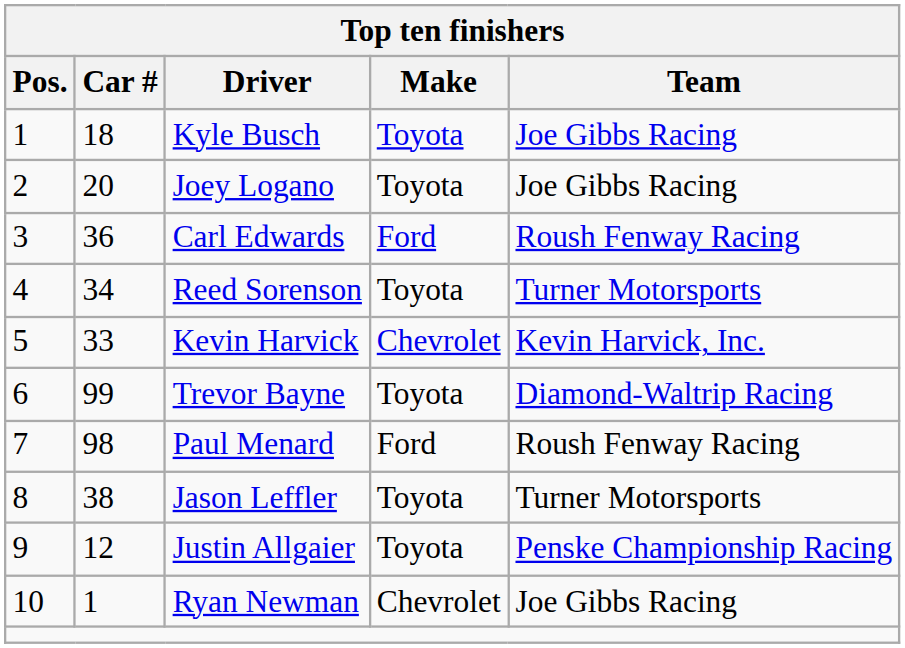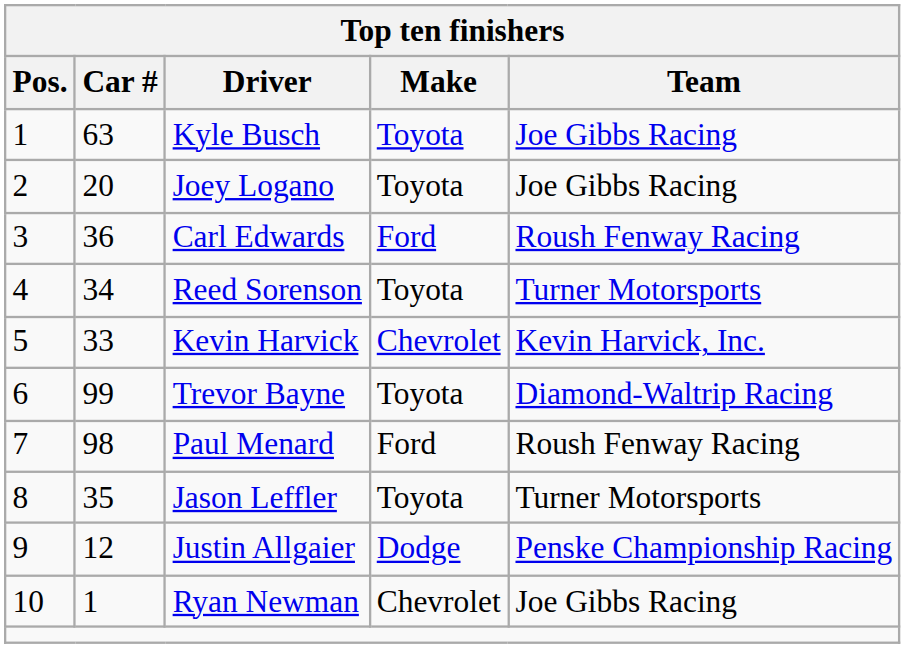(98, 133) 18 -> (98, 133) 63
(98, 496) 38 -> (98, 496) 35
(420, 548) Toyota -> (419, 548) Dodge
